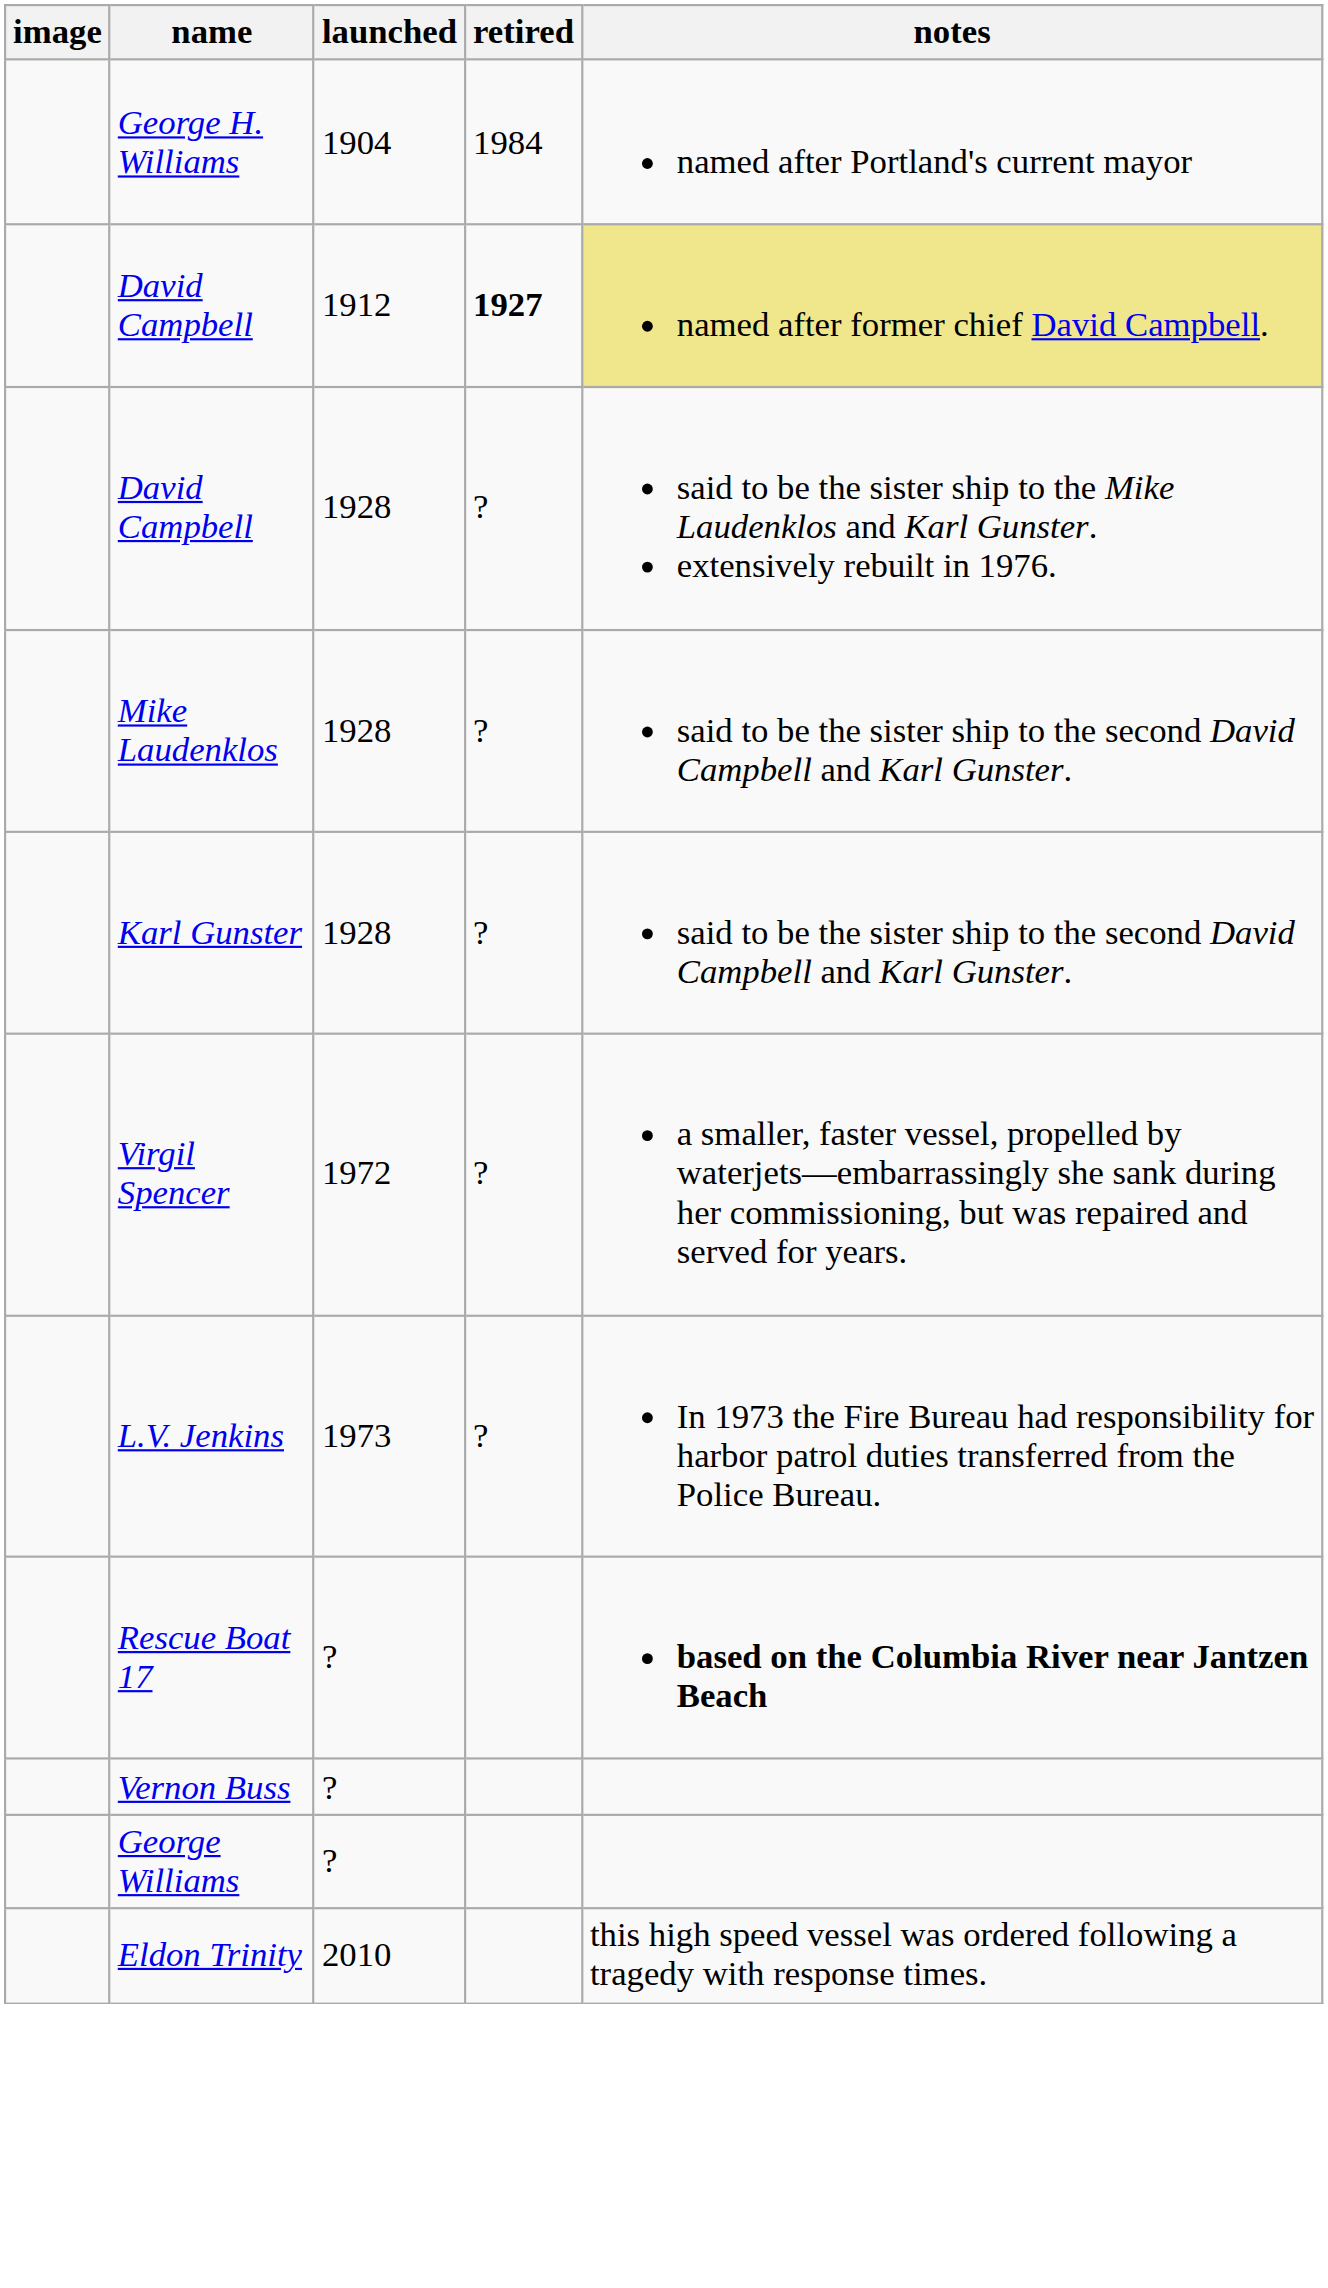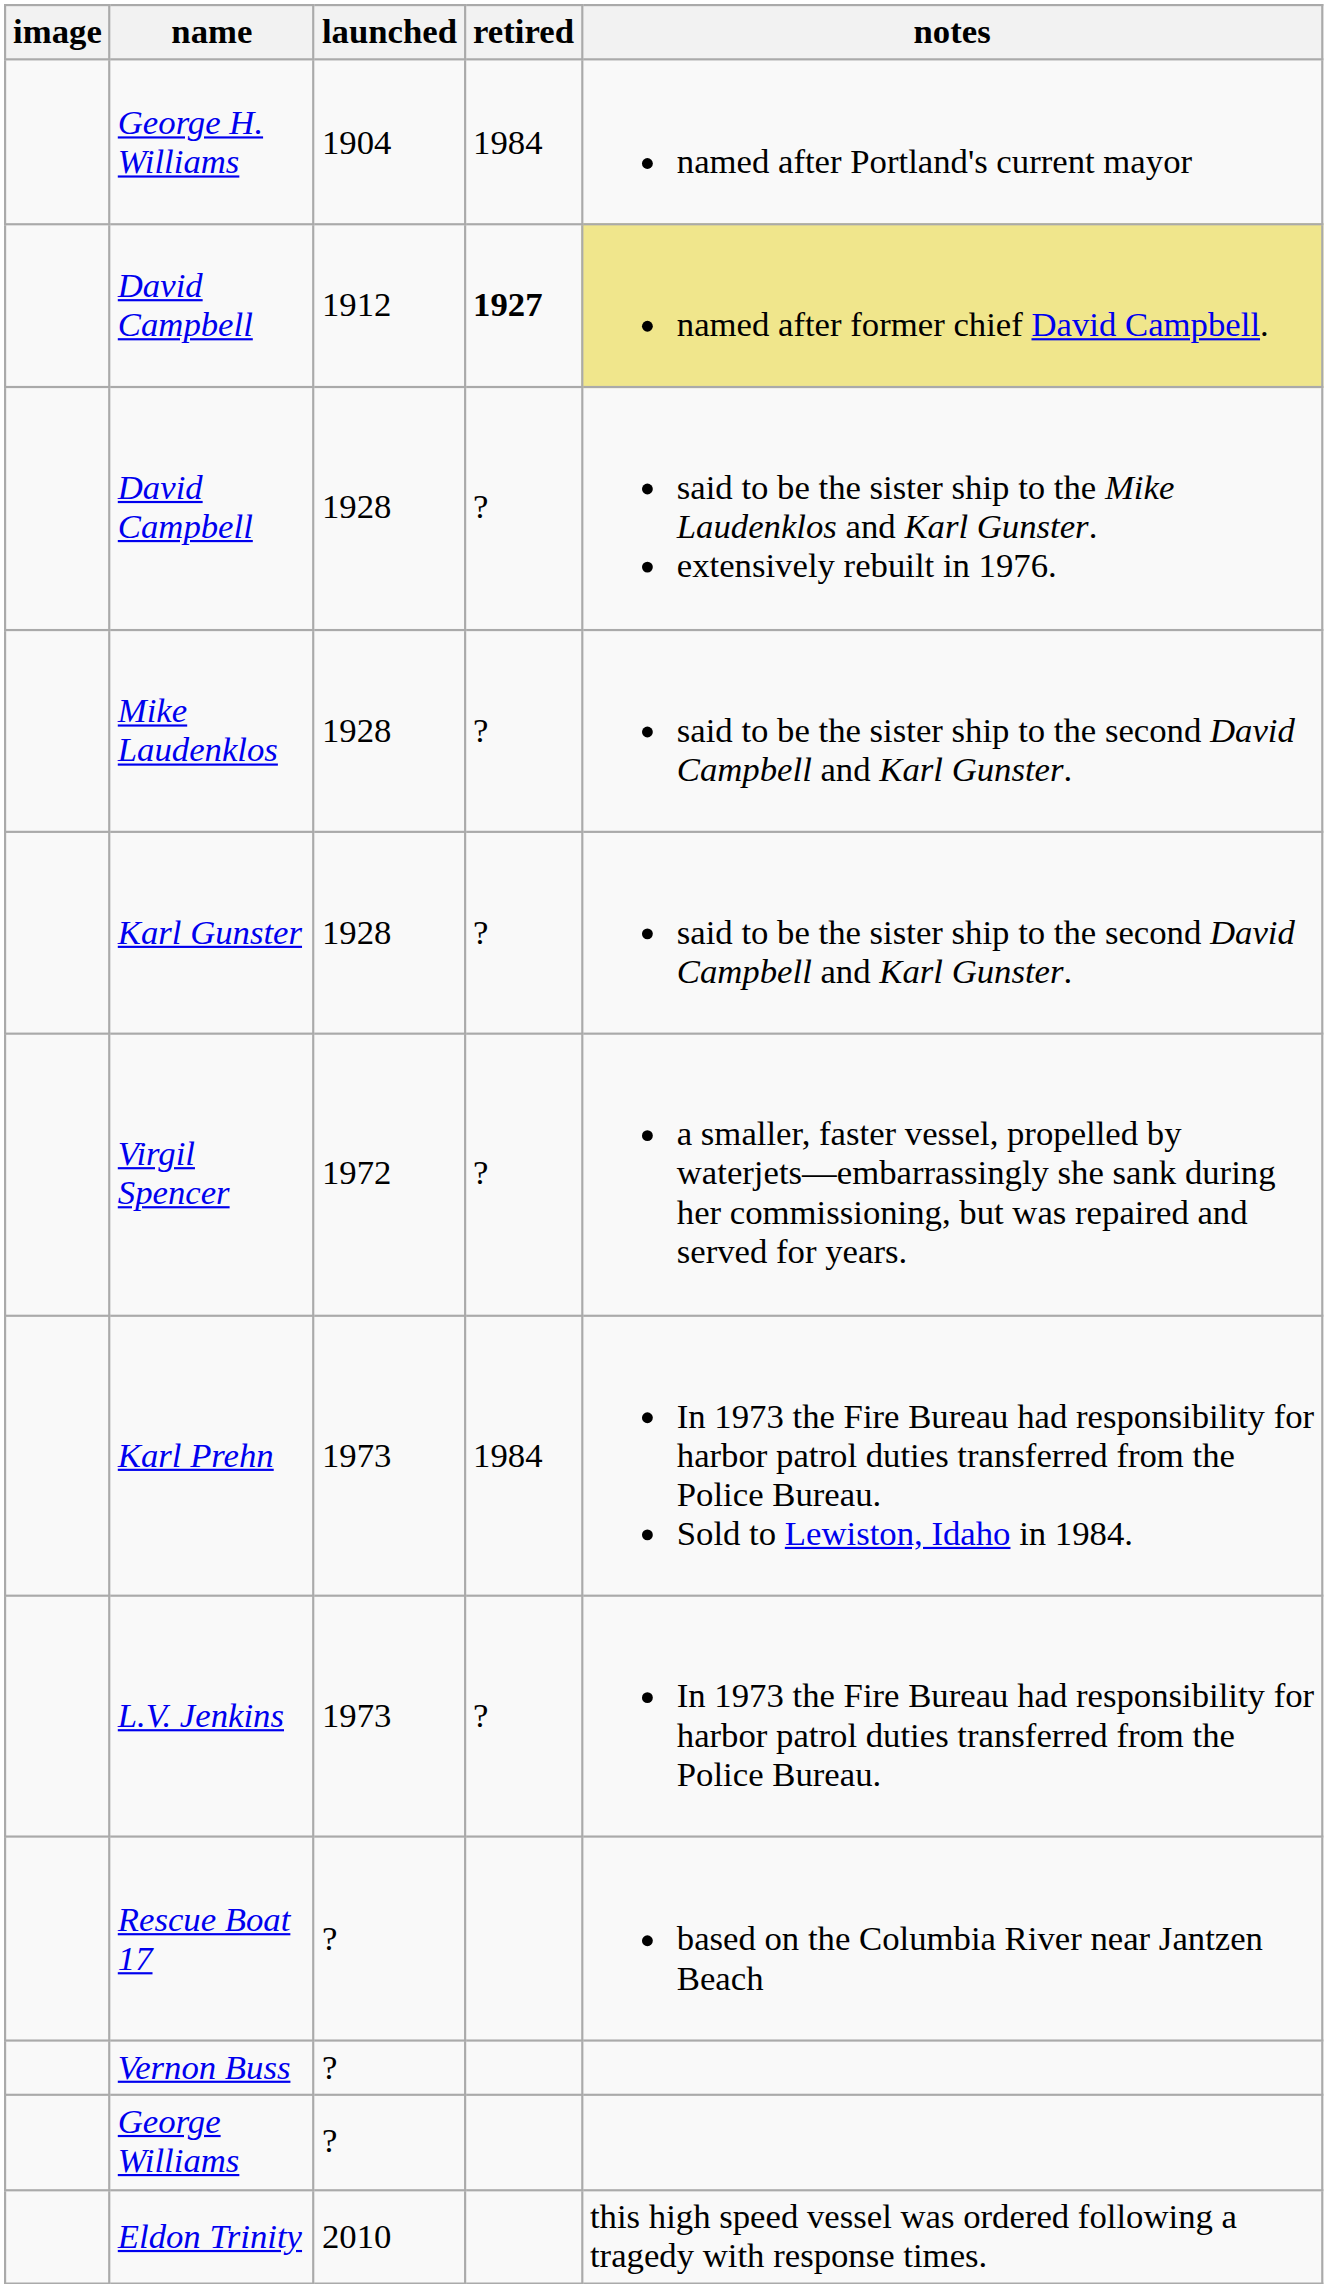+ row: (196, 1454)
(952, 1677) bold -> (952, 1958) normal
